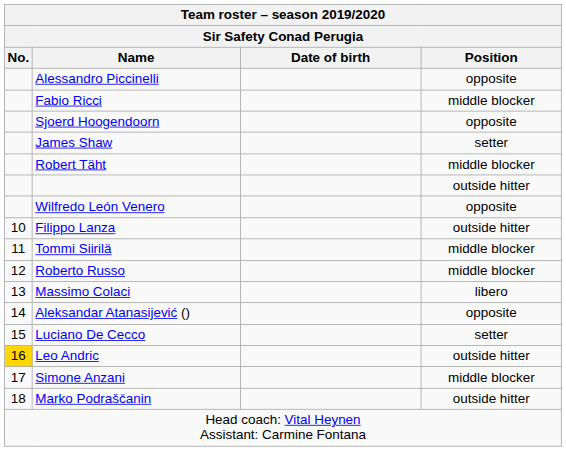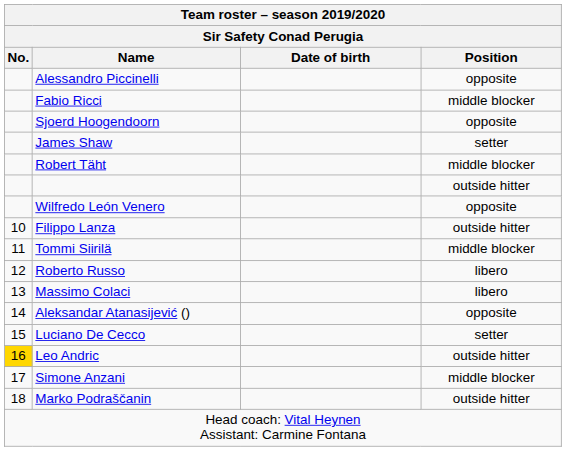(491, 270) middle blocker -> (491, 270) libero
